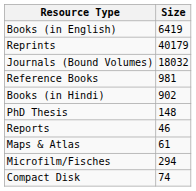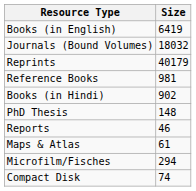rows swapped: (80, 62) <-> (31, 46)
